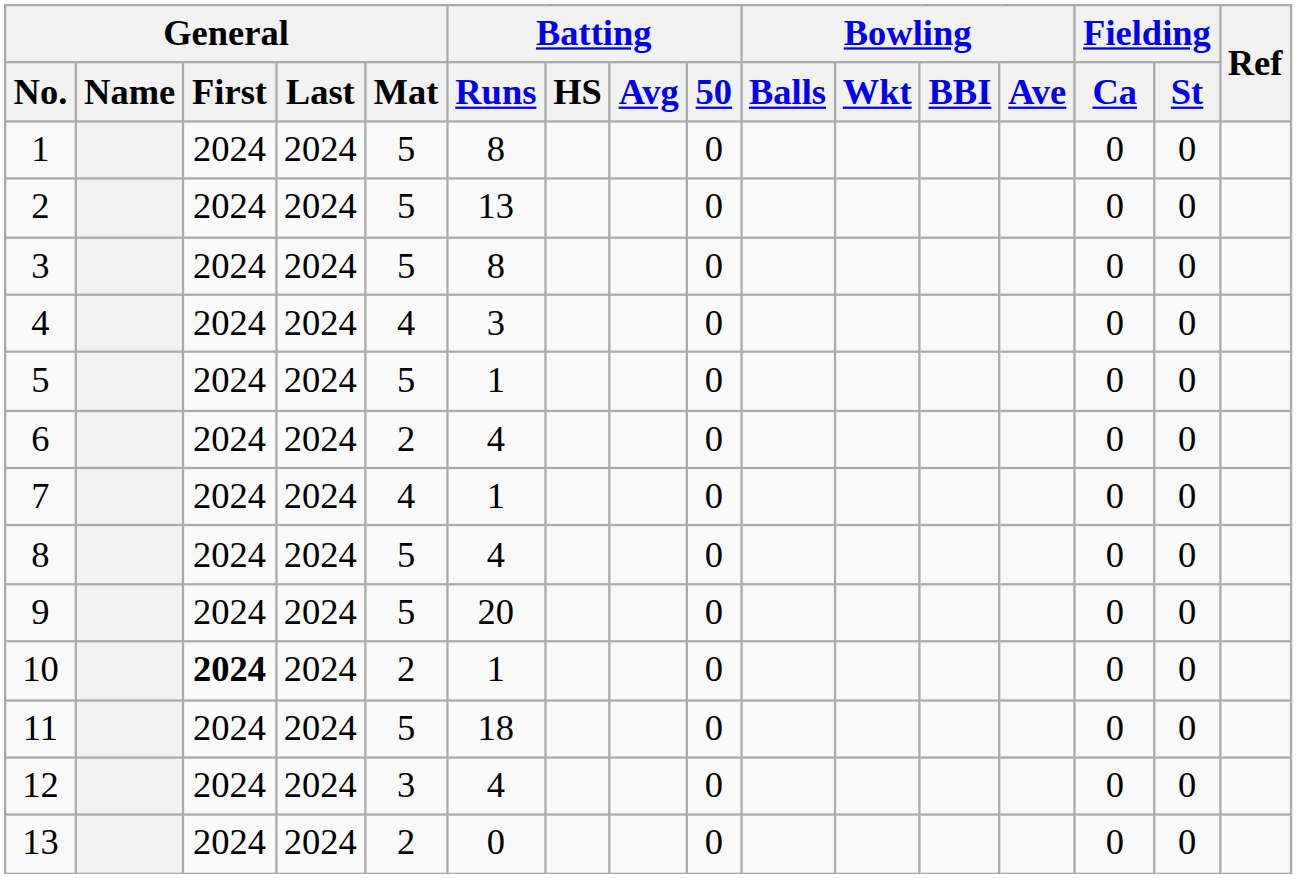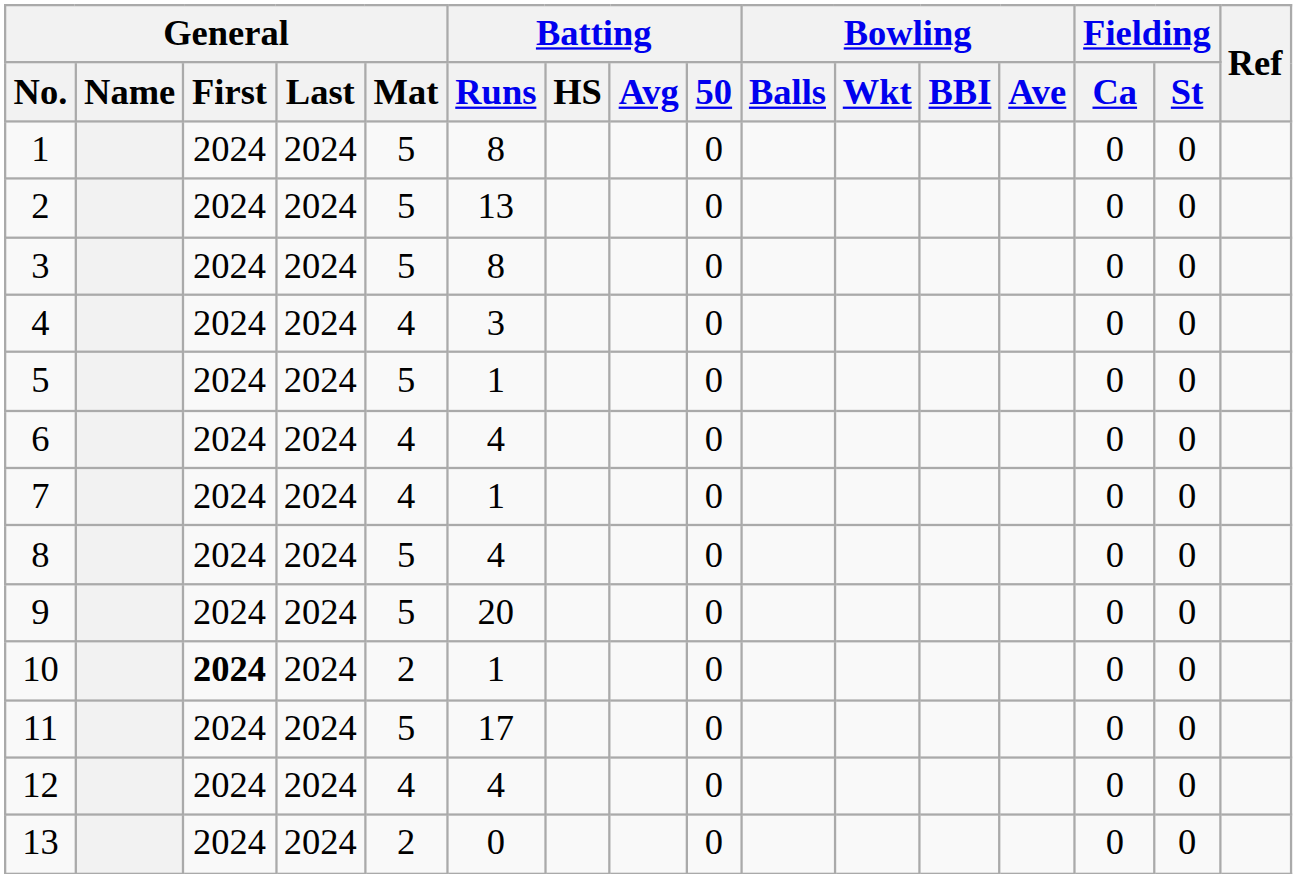(406, 438) 2 -> (406, 438) 4
(496, 727) 18 -> (496, 727) 17
(406, 785) 3 -> (406, 785) 4
